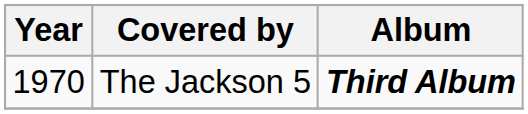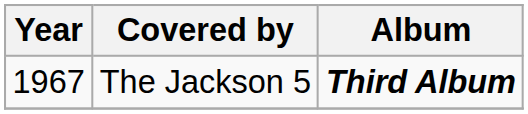(49, 81) 1970 -> (49, 81) 1967
